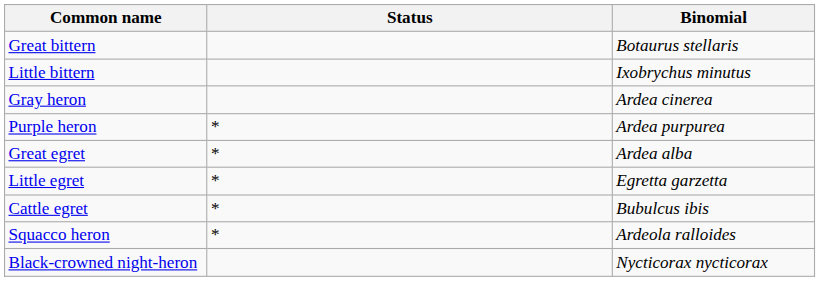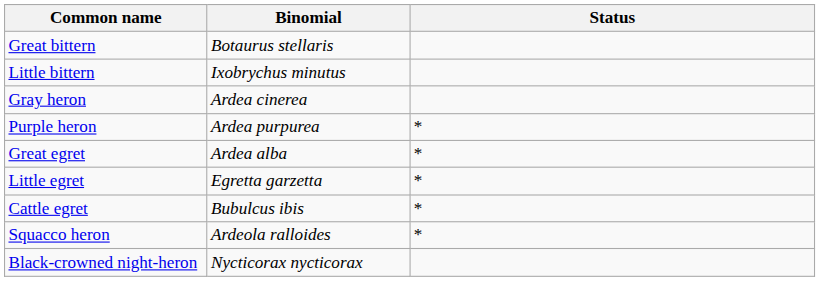columns swapped: (714, 18) <-> (410, 18)
